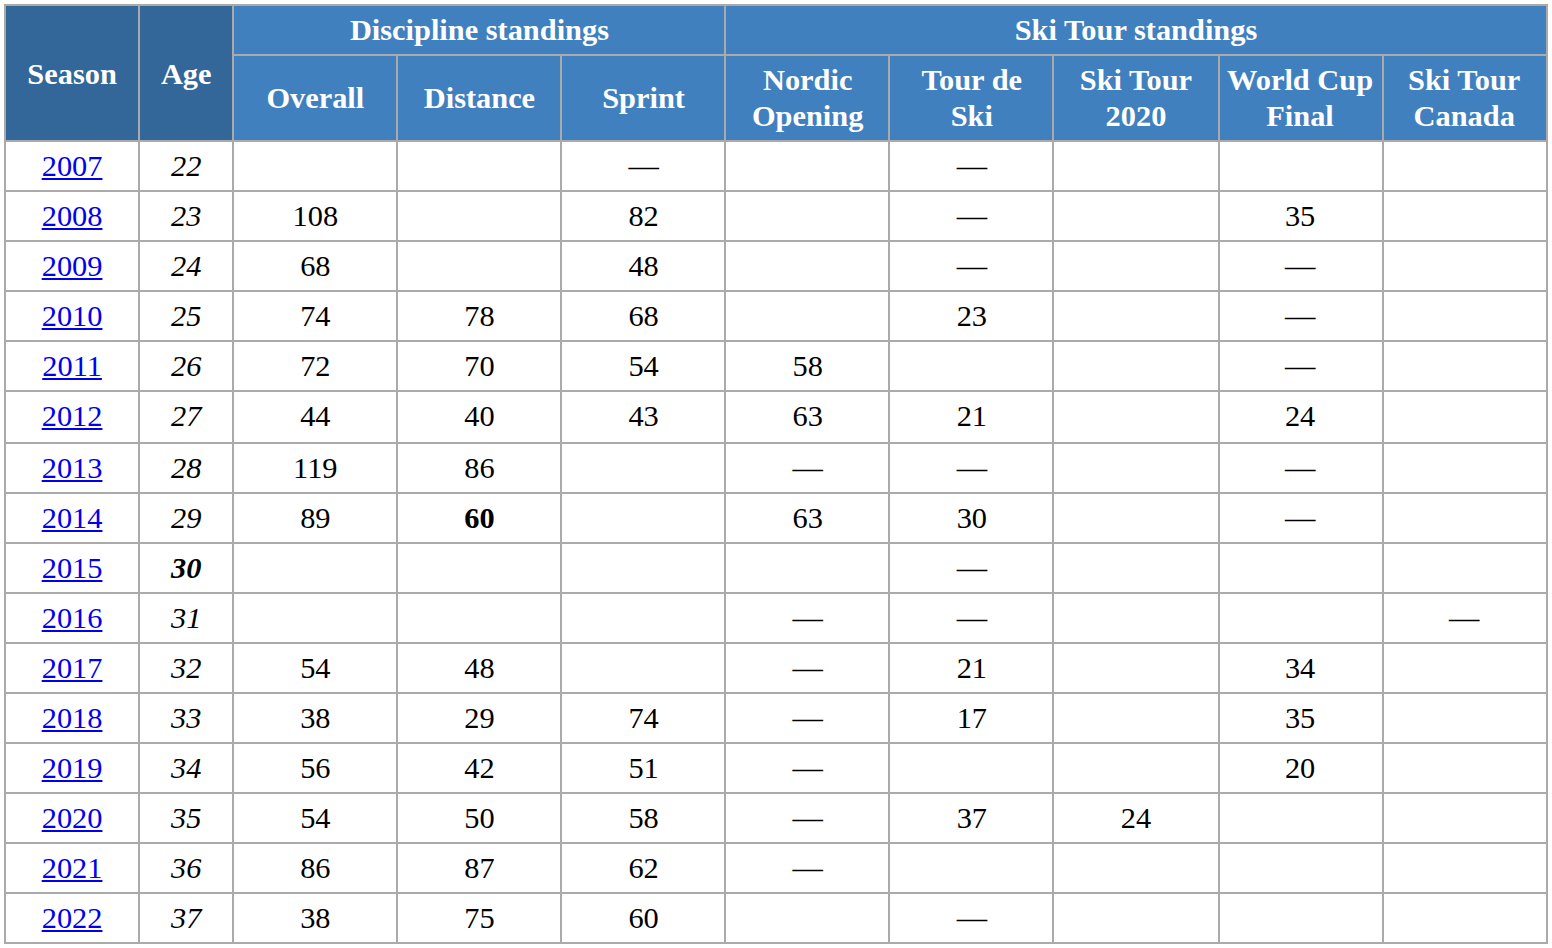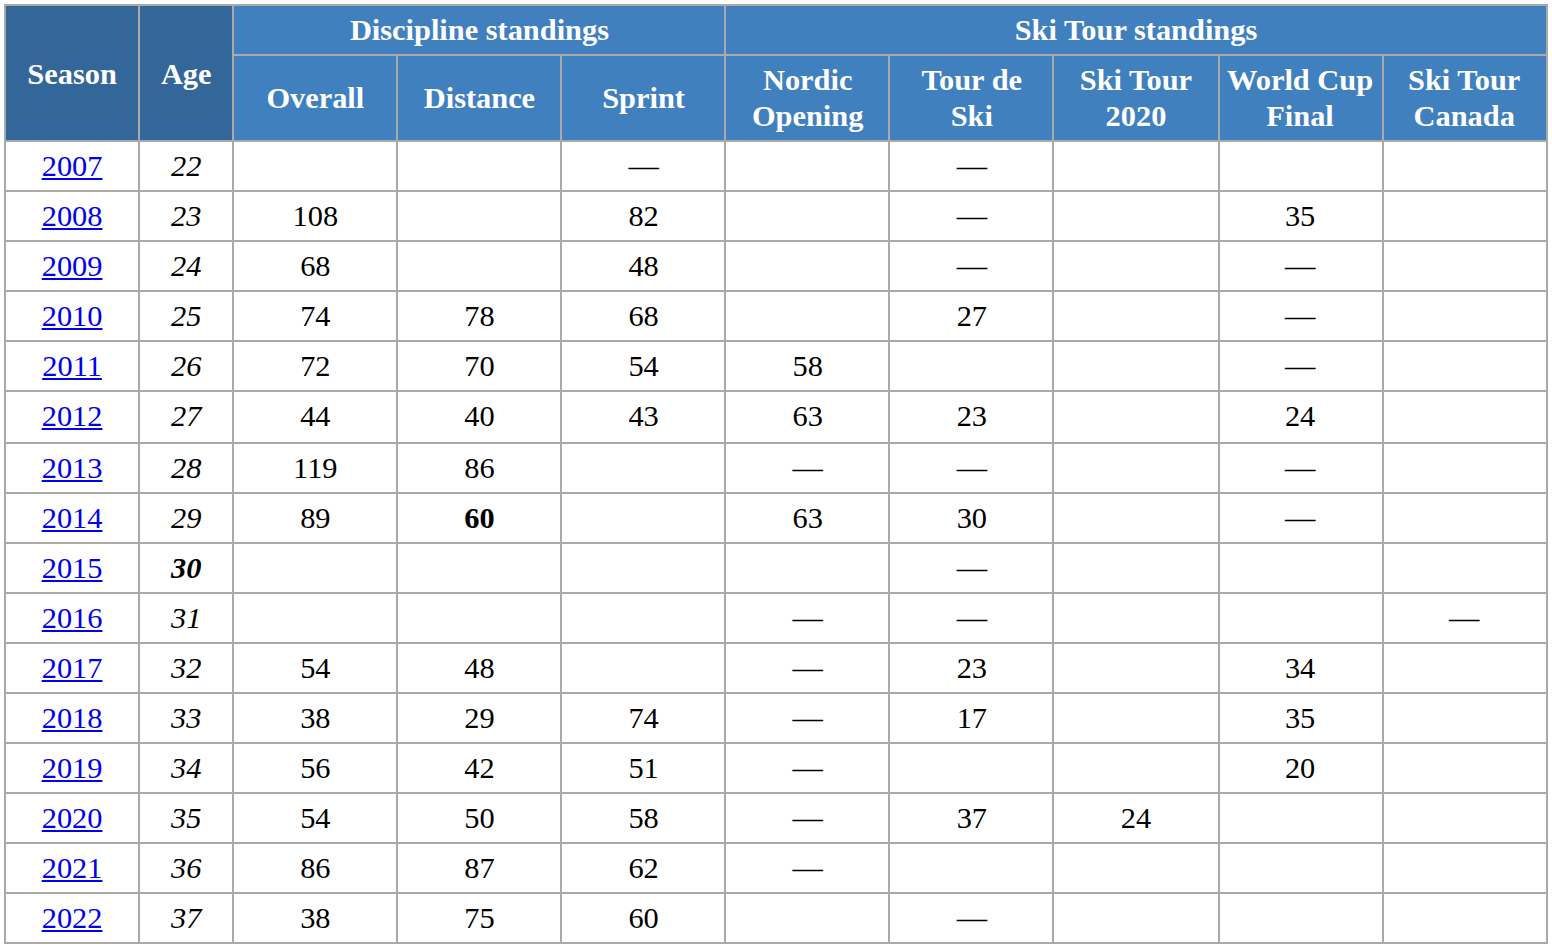(972, 316) 23 -> (972, 316) 27
(972, 416) 21 -> (972, 416) 23
(972, 667) 21 -> (972, 667) 23
